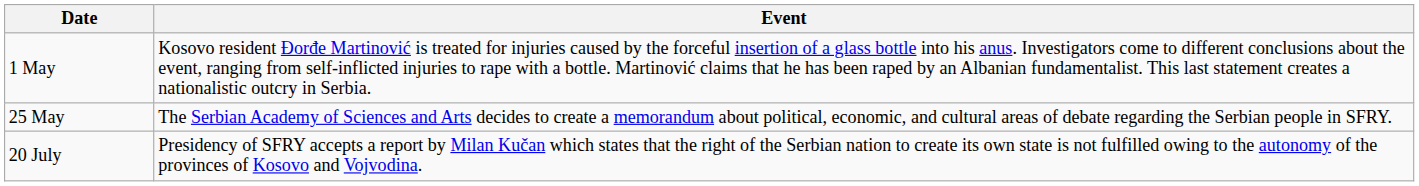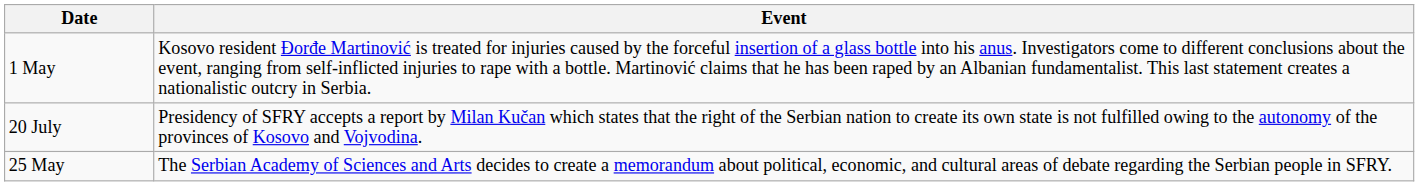rows swapped: (37, 116) <-> (35, 155)
